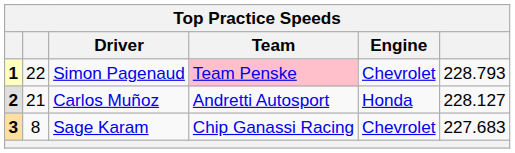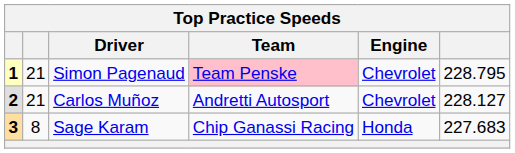(36, 73) 22 -> (36, 73) 21
(474, 73) 228.793 -> (474, 73) 228.795
(387, 100) Honda -> (399, 100) Chevrolet
(399, 127) Chevrolet -> (387, 127) Honda
